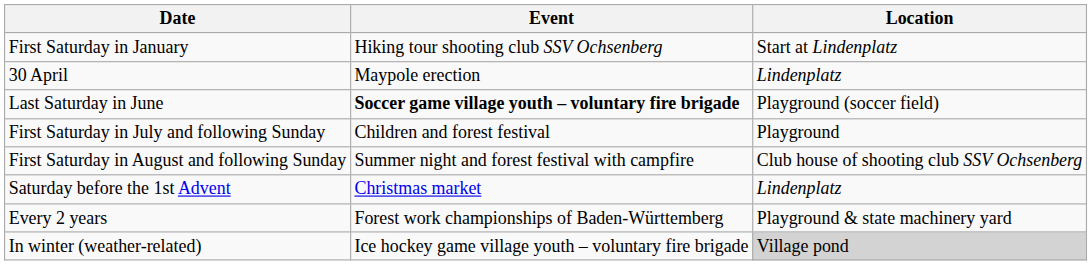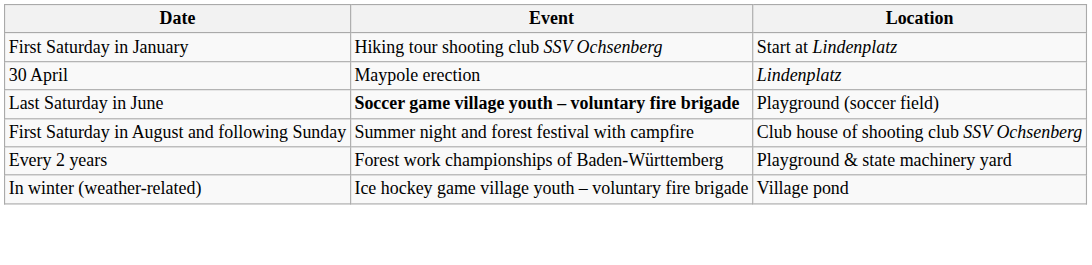- row: (167, 132)
- row: (120, 189)
(803, 246) lightgrey background -> (803, 189) no background
